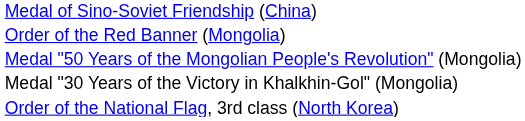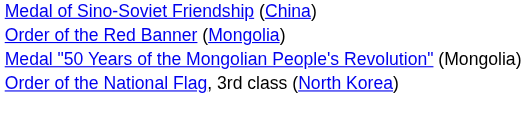- row: (231, 83)
